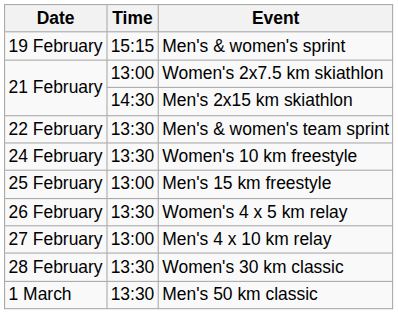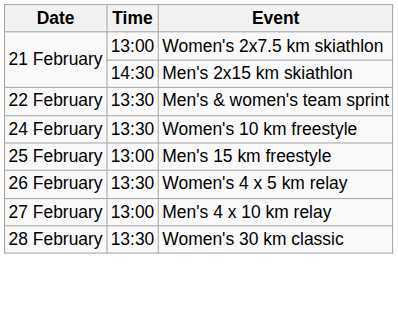- row: (254, 45)
- row: (240, 294)
